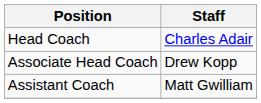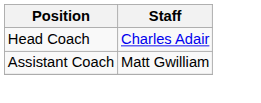- row: (83, 62)
